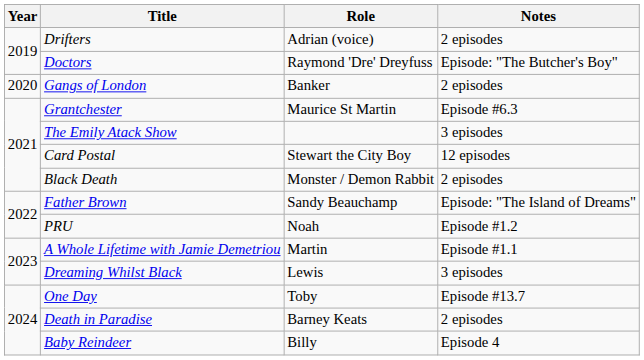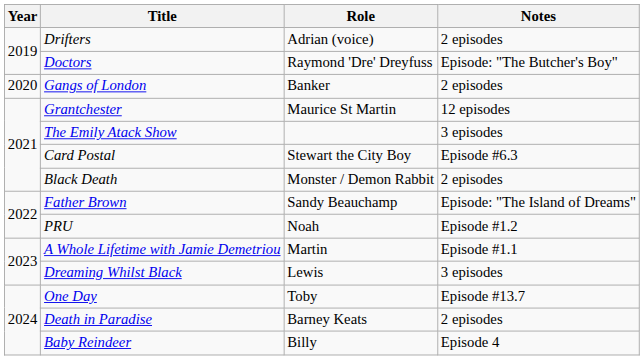(479, 109) Episode #6.3 -> (475, 109) 12 episodes
(475, 156) 12 episodes -> (479, 156) Episode #6.3
